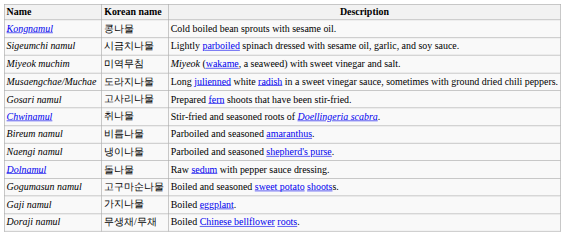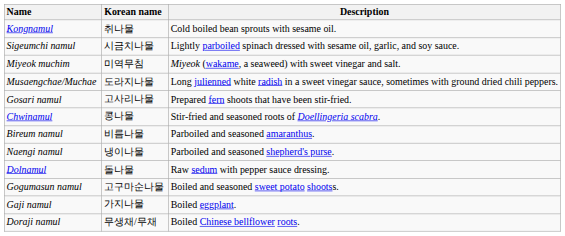(119, 28) 콩나물 -> (119, 28) 취나물
(119, 116) 취나물 -> (119, 116) 콩나물
